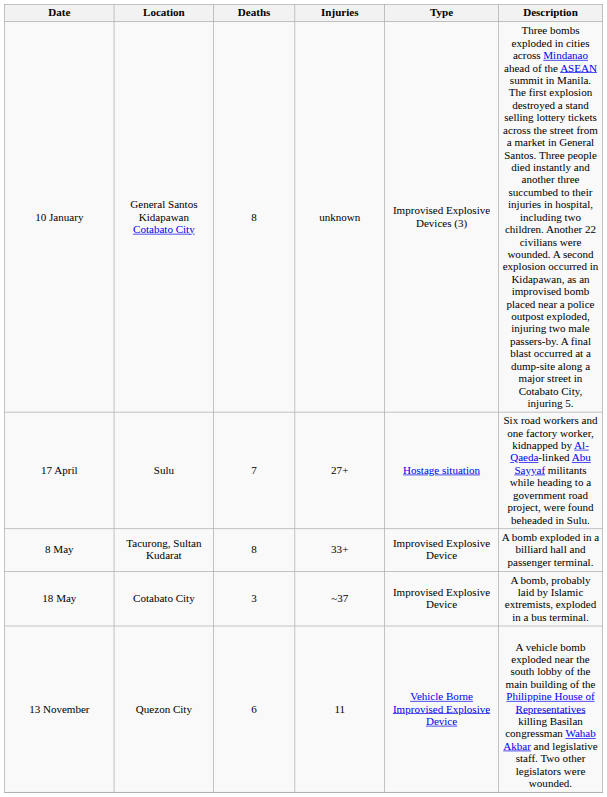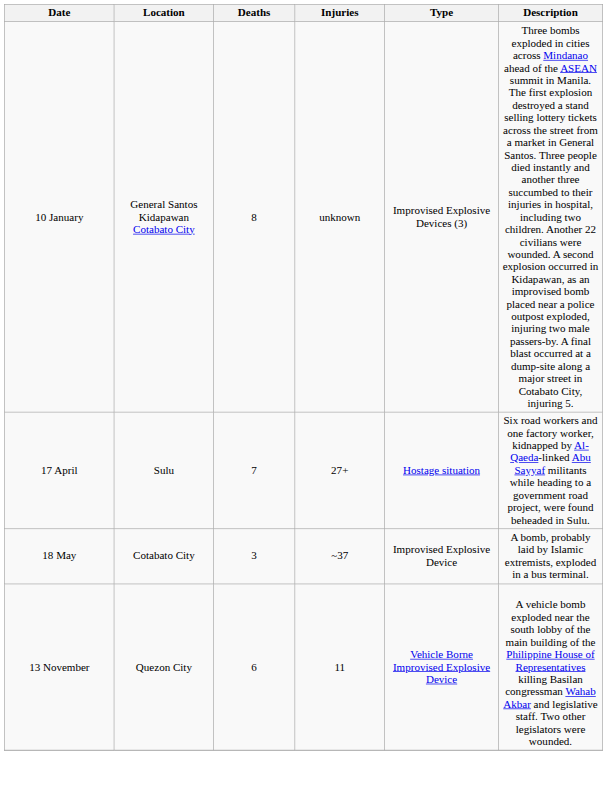- row: (59, 550)
